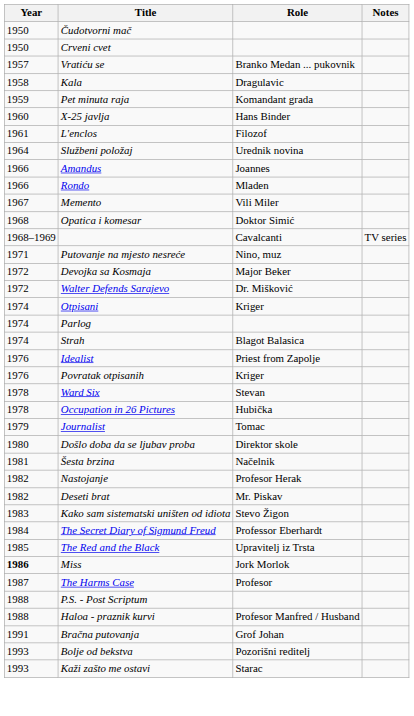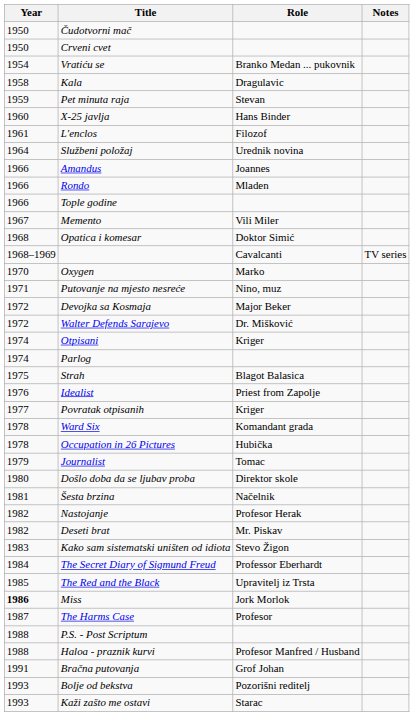(18, 64) 1957 -> (18, 64) 1954
(274, 99) Komandant grada -> (250, 99) Stevan
+ row: (89, 202)
+ row: (77, 271)
(18, 340) 1974 -> (18, 375) 1975
(18, 375) 1976 -> (18, 409) 1977
(250, 392) Stevan -> (274, 427) Komandant grada
